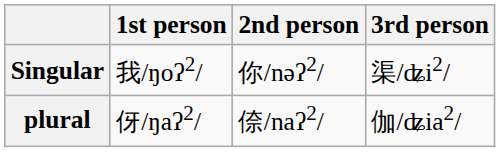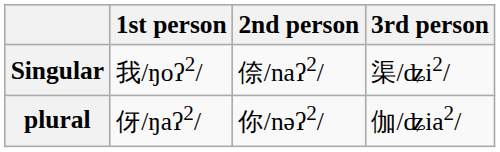(281, 68) 你/nəʔ2/ -> (281, 68) 倷/naʔ2/
(281, 118) 倷/naʔ2/ -> (281, 118) 你/nəʔ2/
